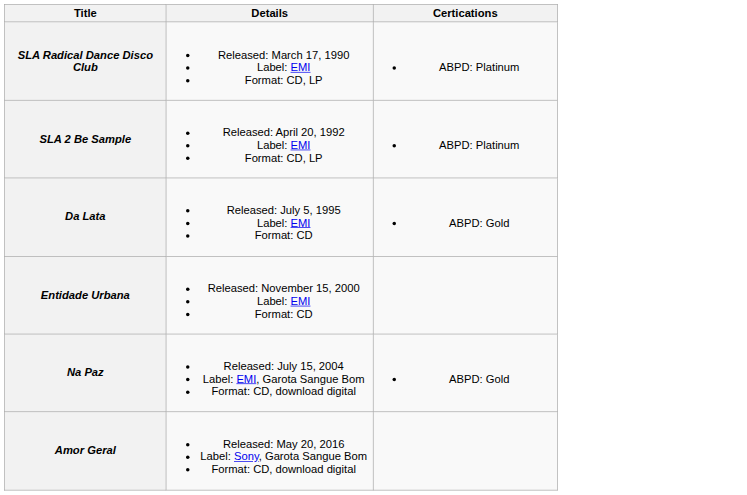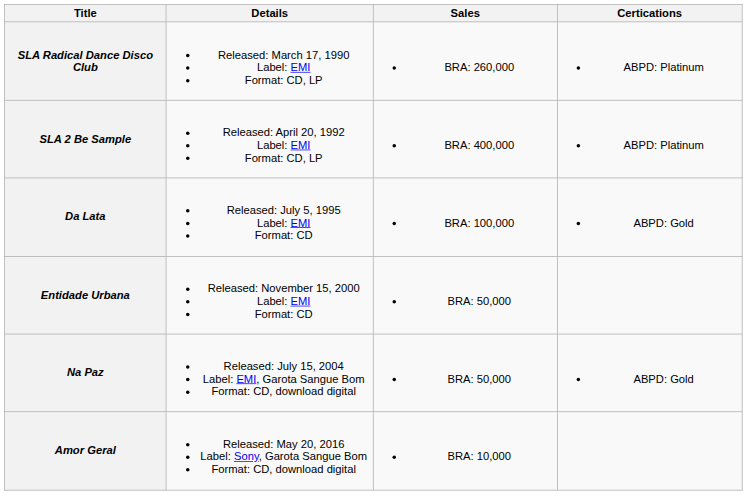+ column: (465, 13)
